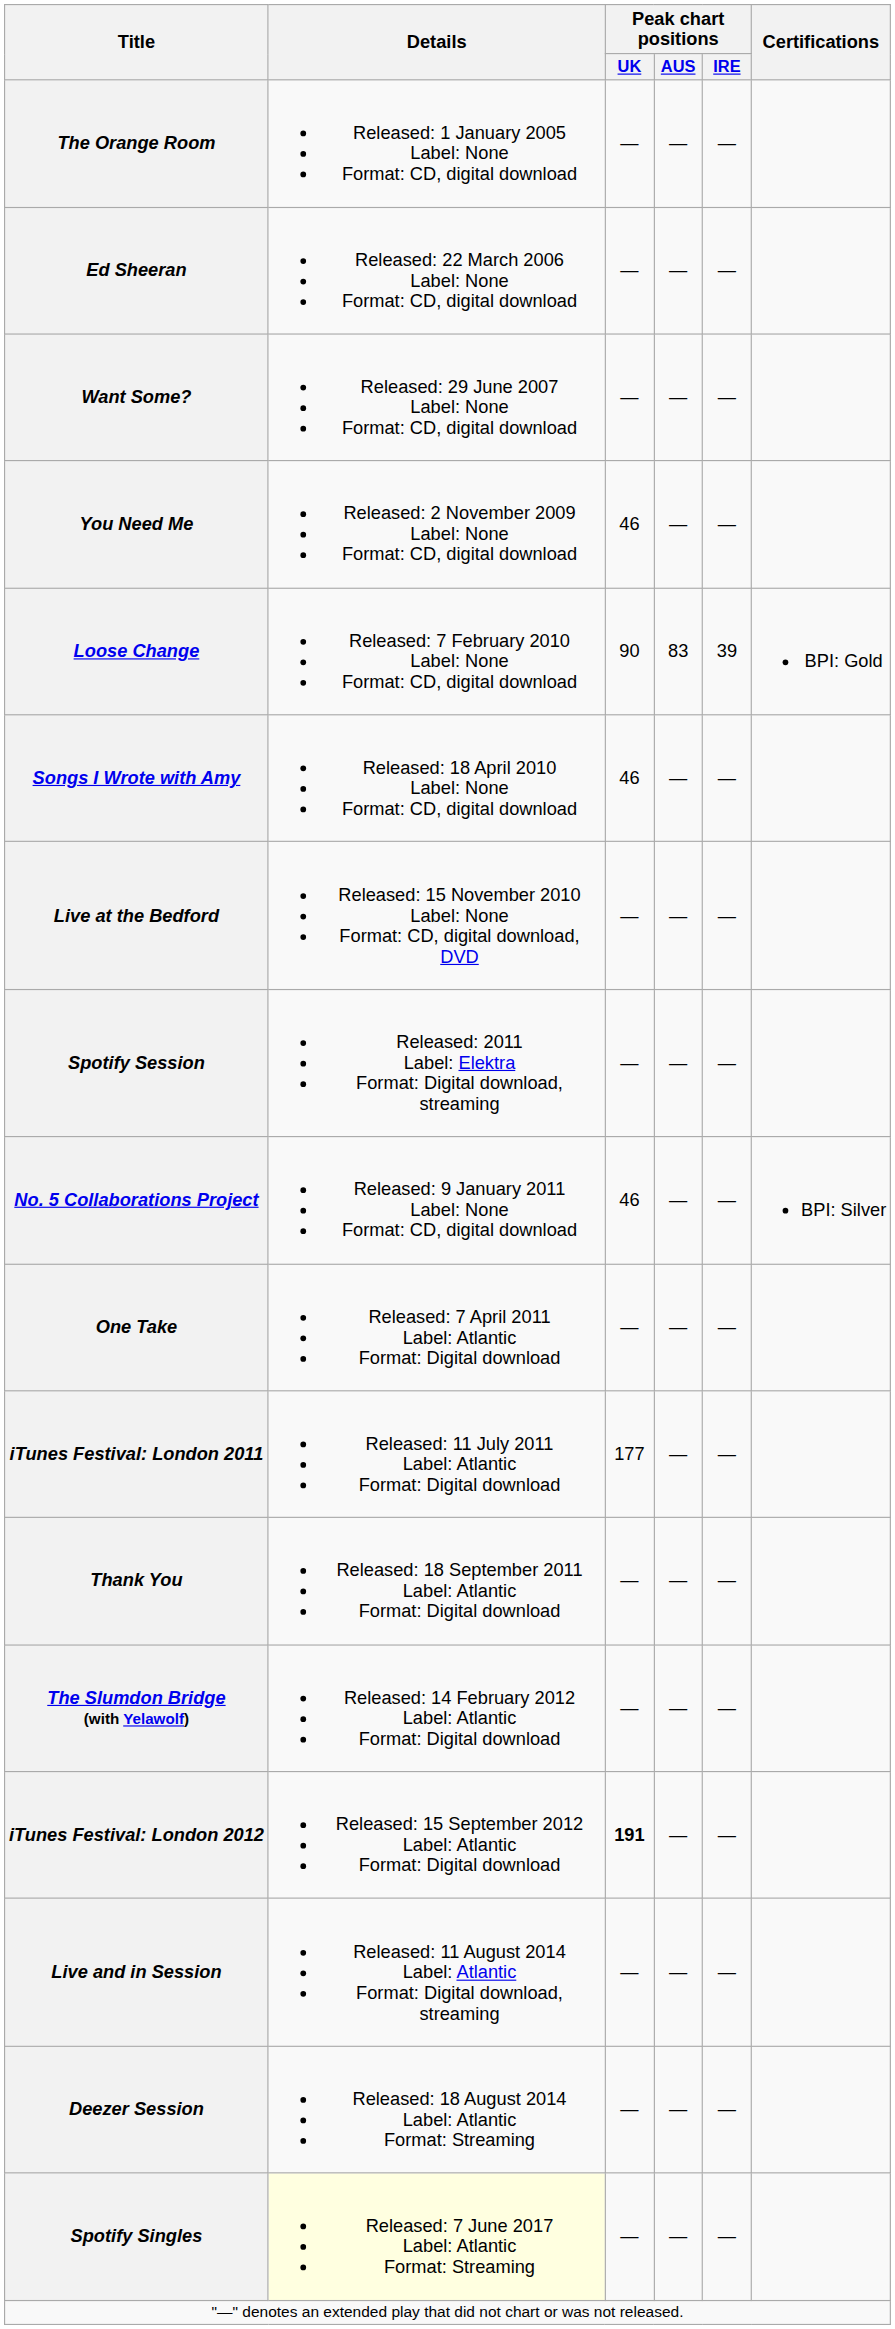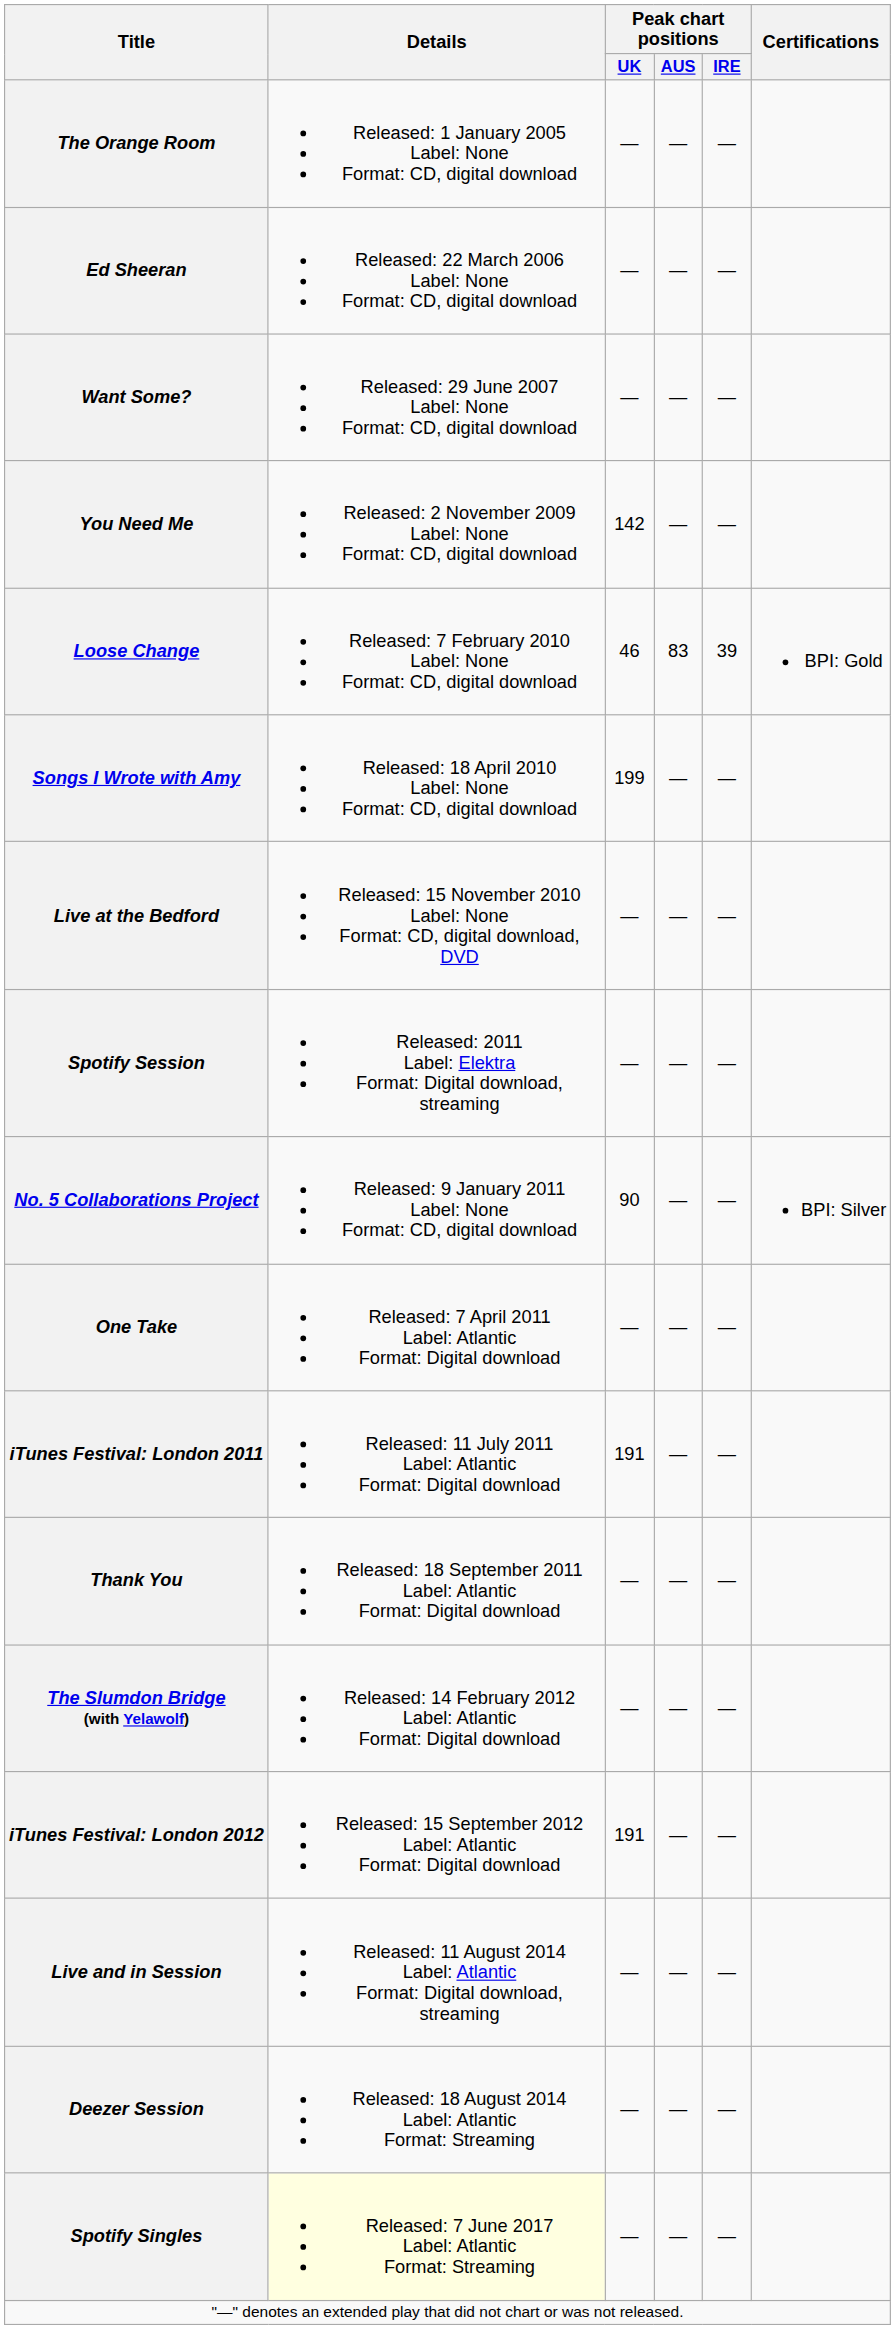(629, 524) 46 -> (629, 524) 142
(629, 651) 90 -> (629, 651) 46
(629, 778) 46 -> (629, 778) 199
(629, 1200) 46 -> (629, 1200) 90
(629, 1454) 177 -> (629, 1454) 191
(629, 1834) bold -> (629, 1834) normal
